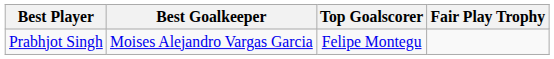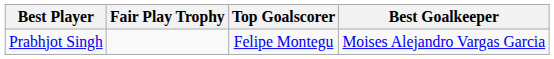columns swapped: (211, 16) <-> (488, 16)
